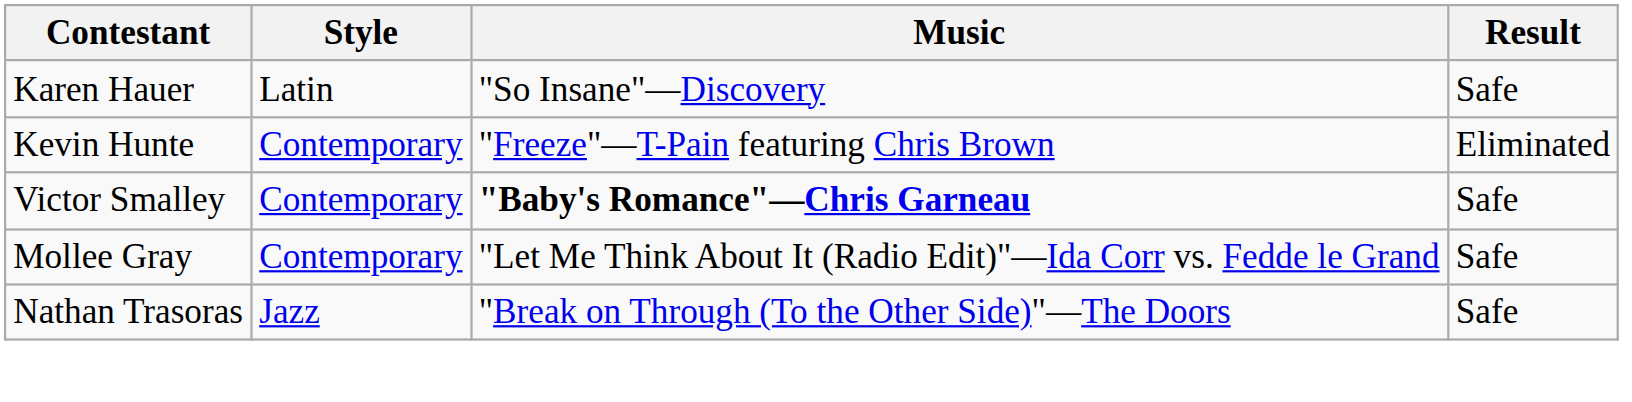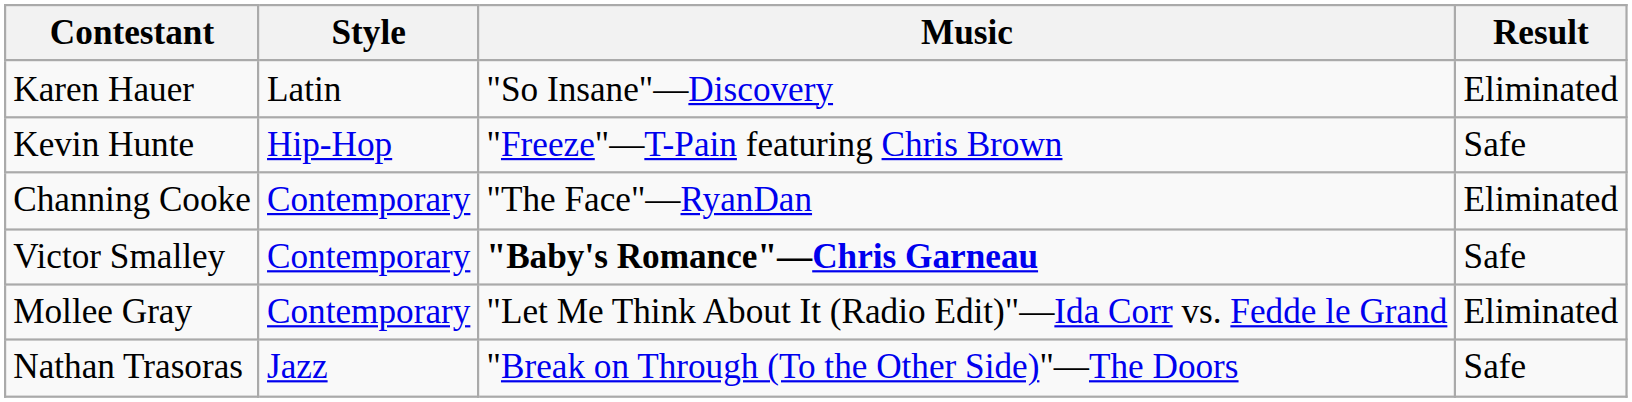(1487, 88) Safe -> (1541, 88) Eliminated
(361, 144) Contemporary -> (330, 144) Hip-Hop
(1533, 144) Eliminated -> (1495, 144) Safe
+ row: (132, 199)
(1487, 255) Safe -> (1541, 311) Eliminated
